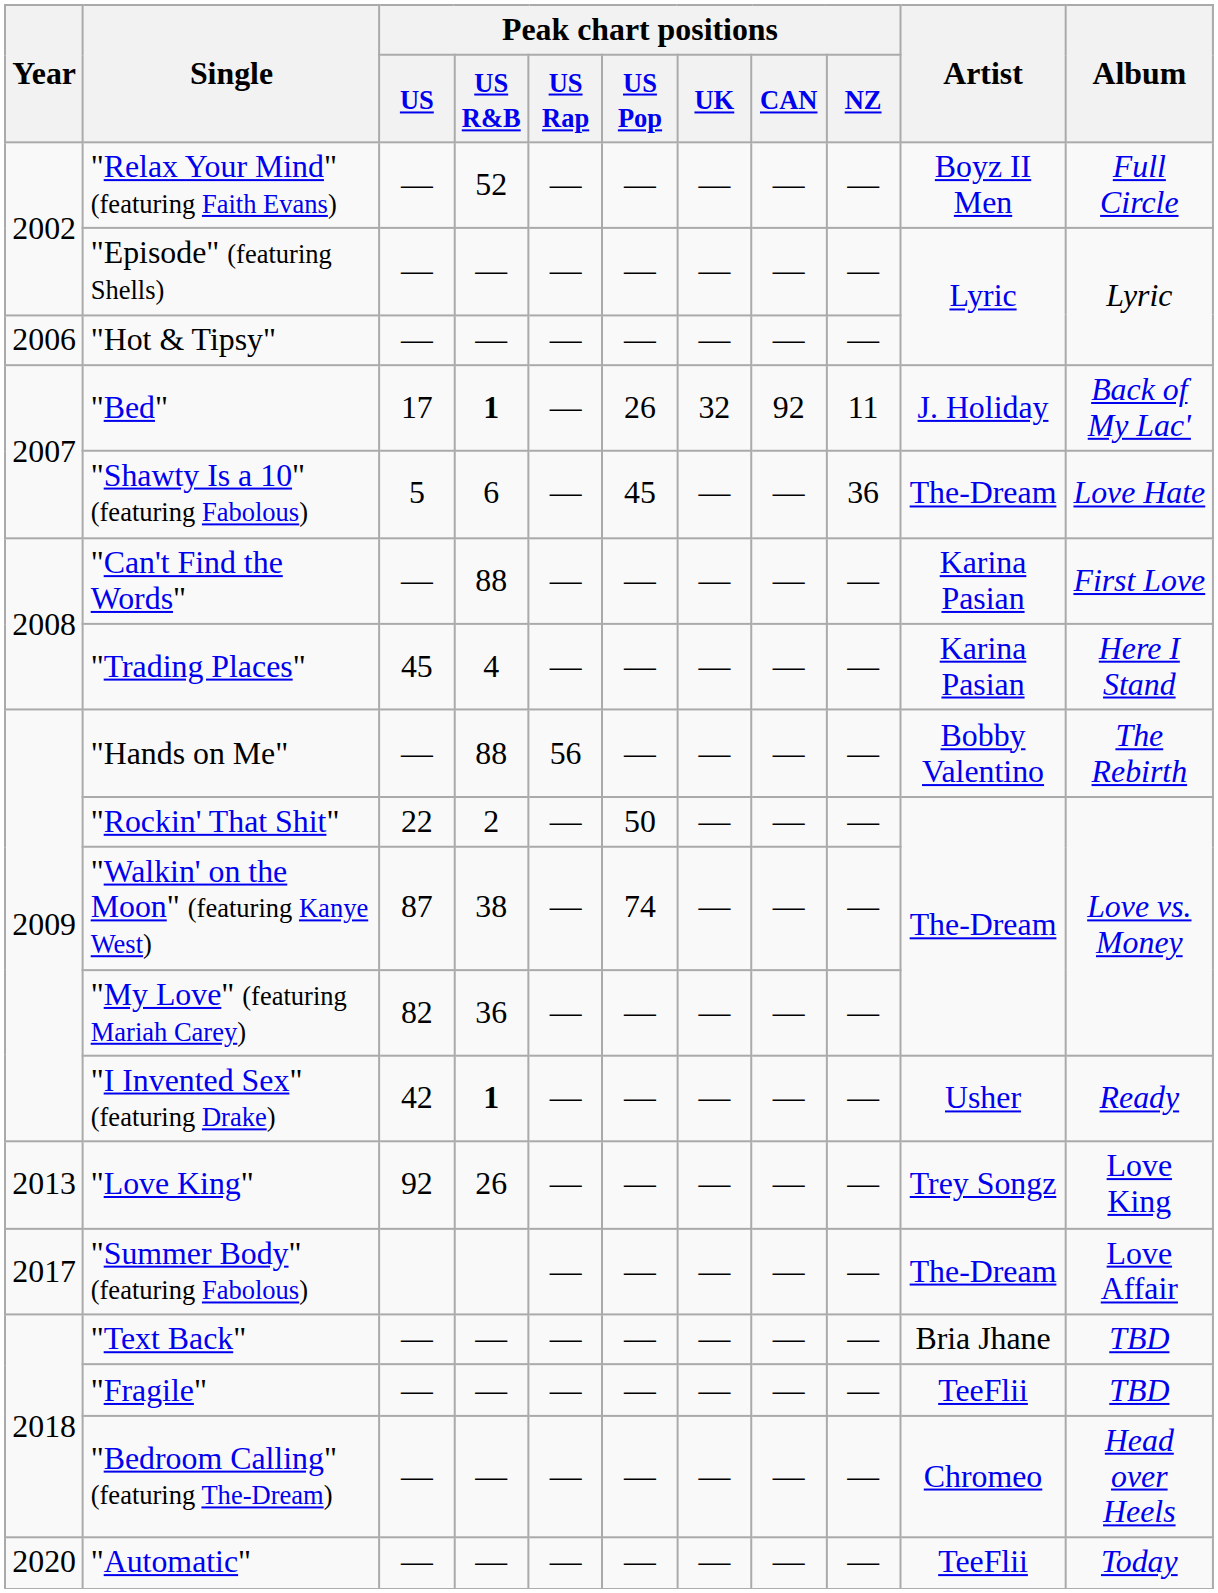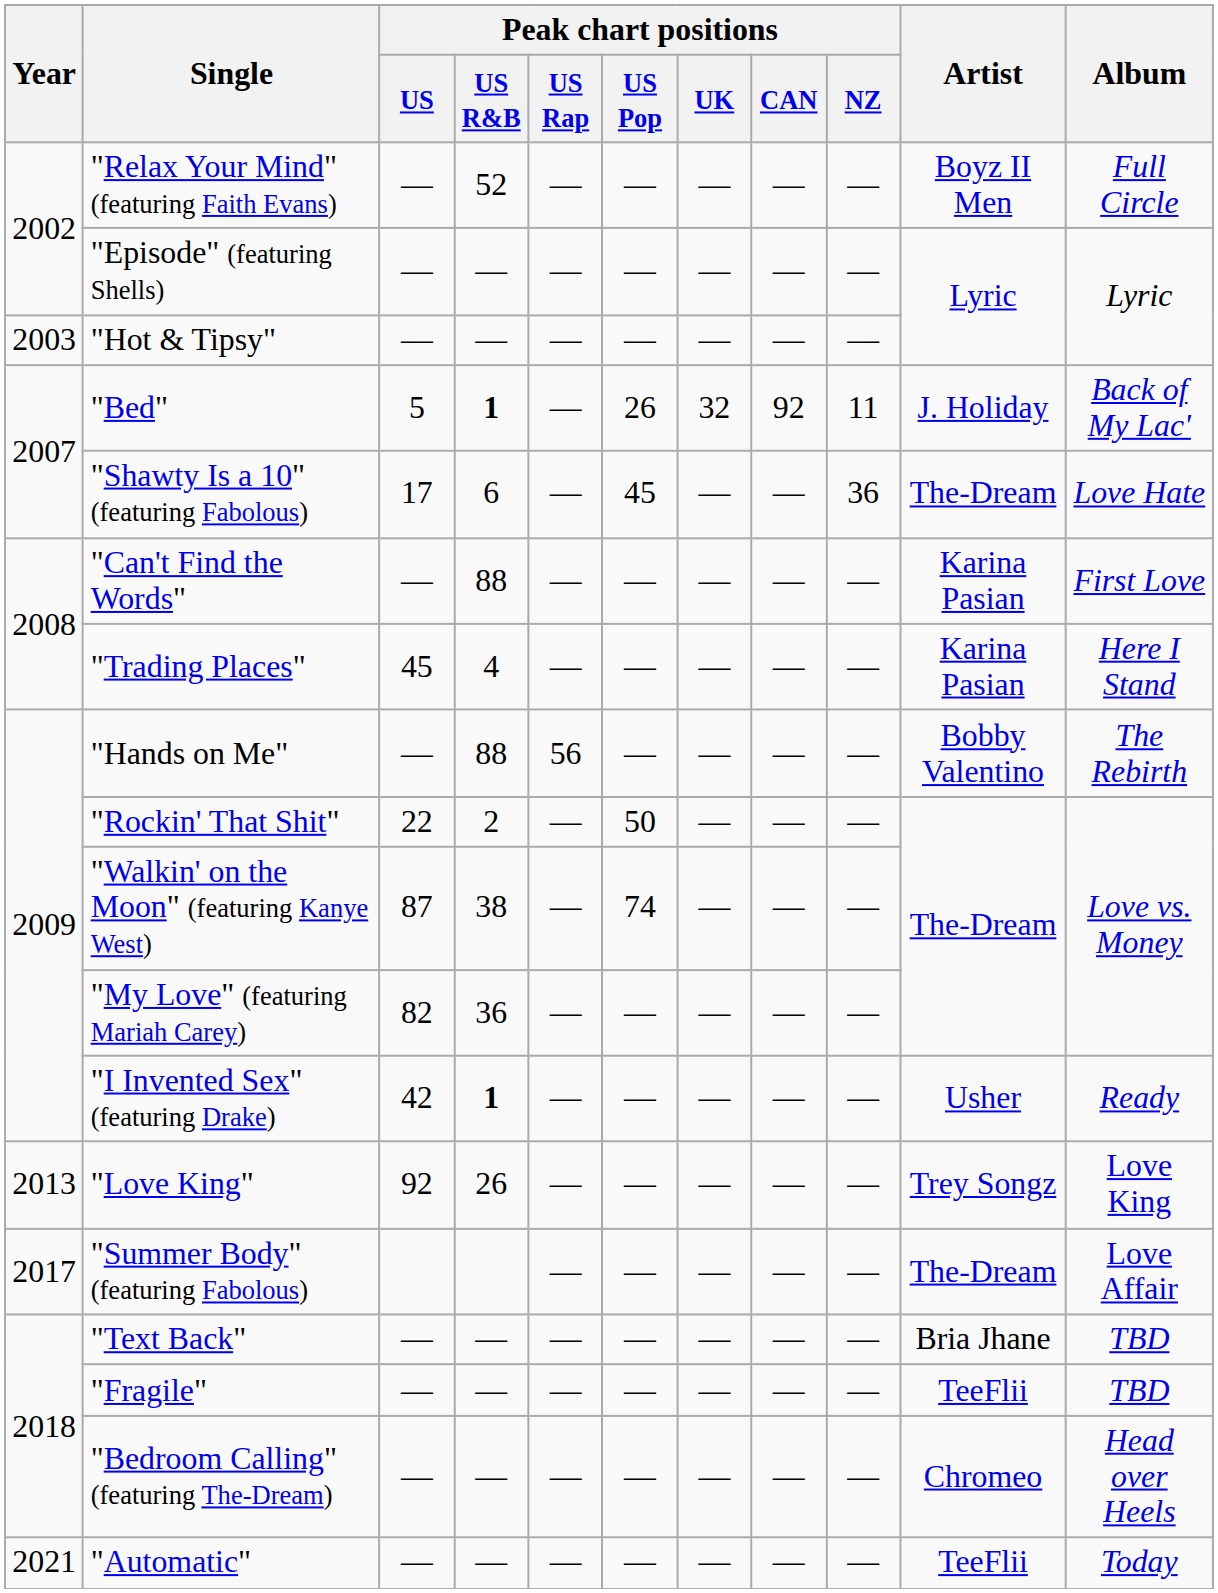(44, 339) 2006 -> (44, 339) 2003
(417, 407) 17 -> (417, 407) 5
(417, 493) 5 -> (417, 493) 17
(44, 1562) 2020 -> (44, 1562) 2021
